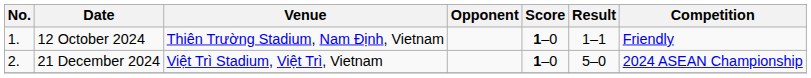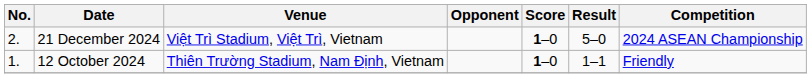rows swapped: (91, 38) <-> (99, 61)
